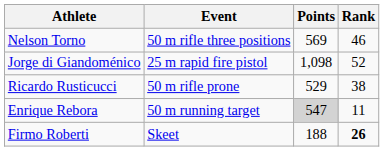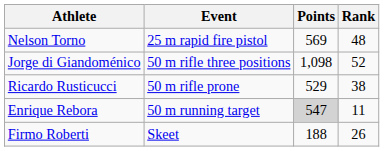(219, 40) 50 m rifle three positions -> (207, 40) 25 m rapid fire pistol
(358, 40) 46 -> (358, 40) 48
(207, 63) 25 m rapid fire pistol -> (219, 63) 50 m rifle three positions
(358, 134) bold -> (358, 134) normal
